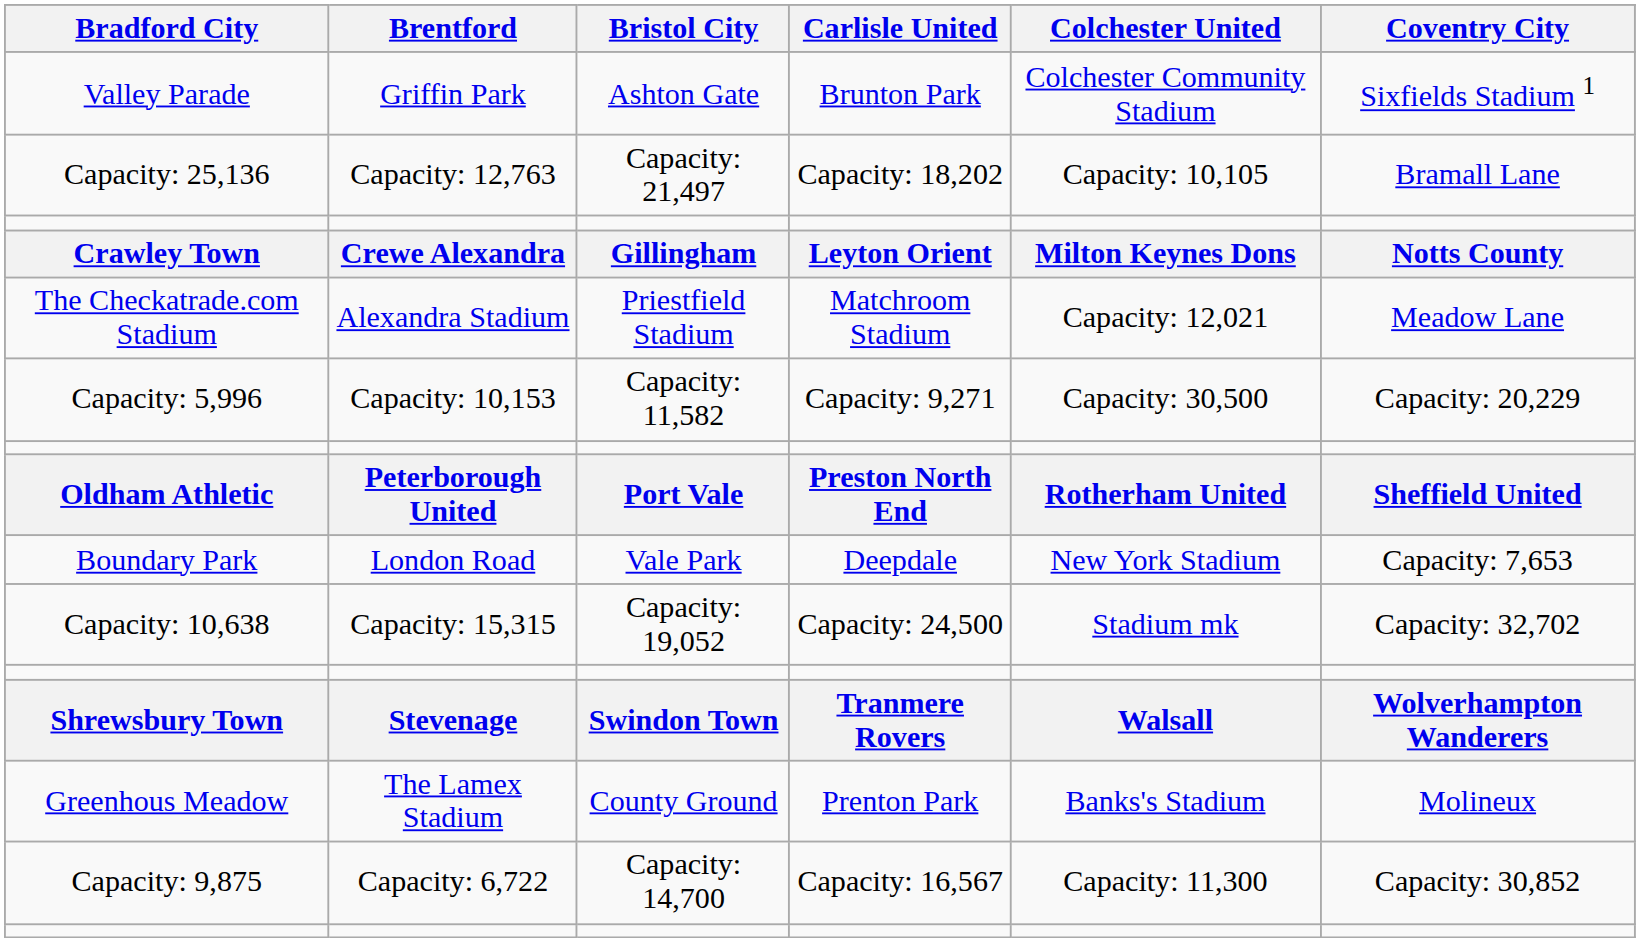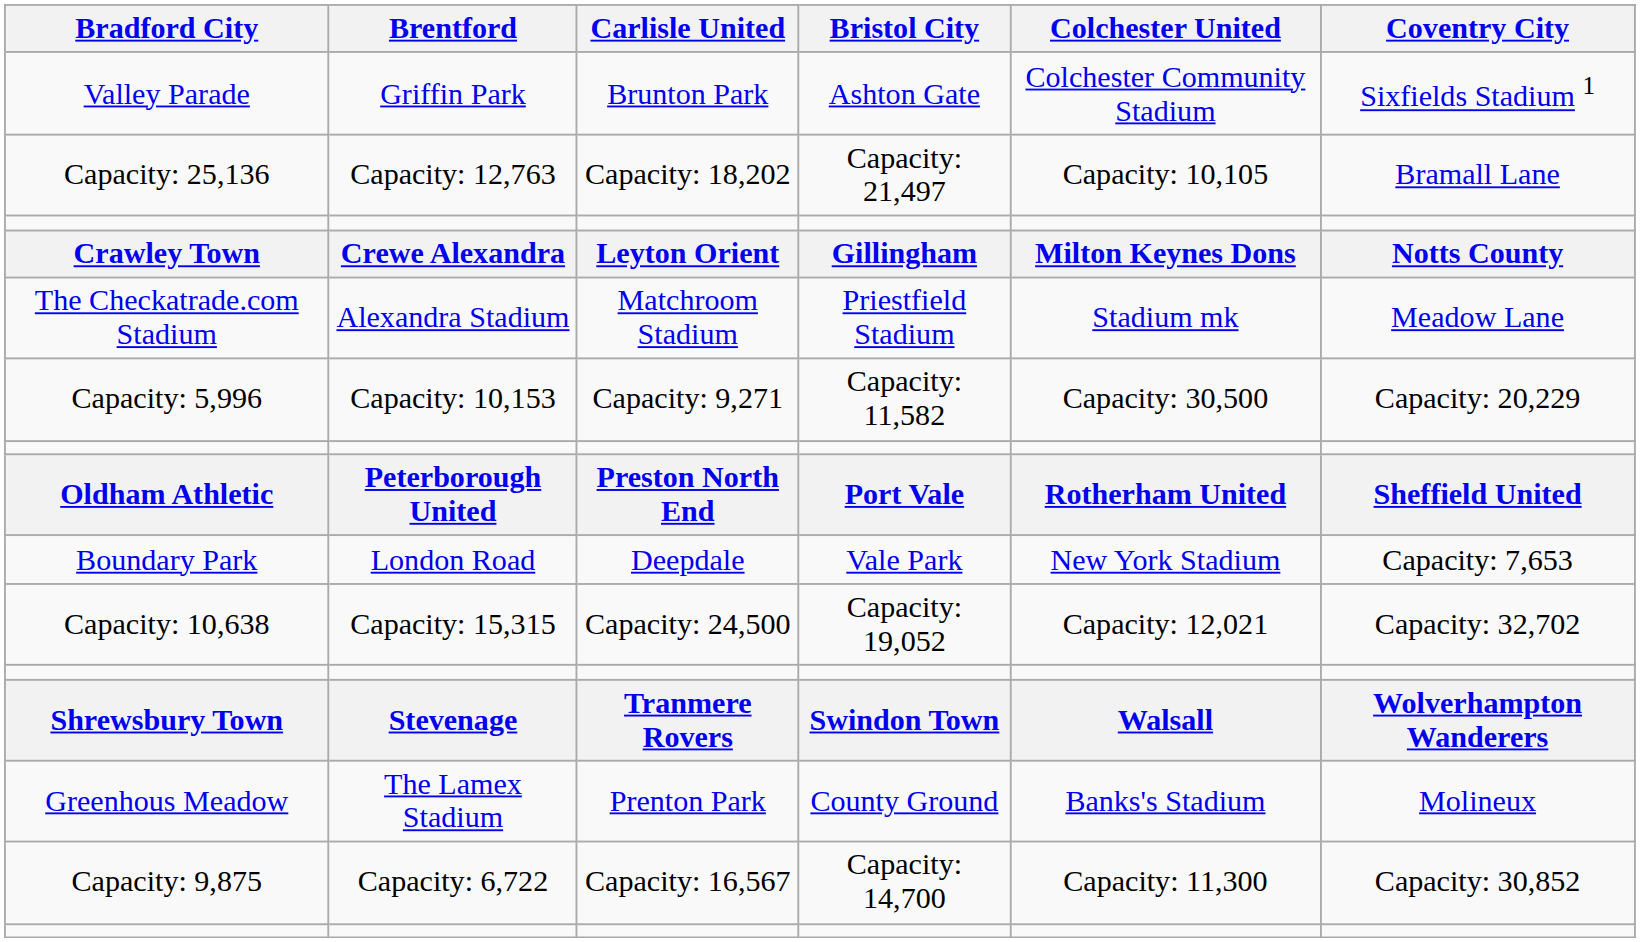columns swapped: (684, 28) <-> (900, 28)
(1165, 317) Capacity: 12,021 -> (1165, 317) Stadium mk
(1165, 623) Stadium mk -> (1165, 623) Capacity: 12,021
